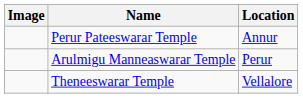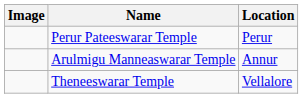(260, 37) Annur -> (257, 37) Perur
(257, 59) Perur -> (260, 59) Annur
